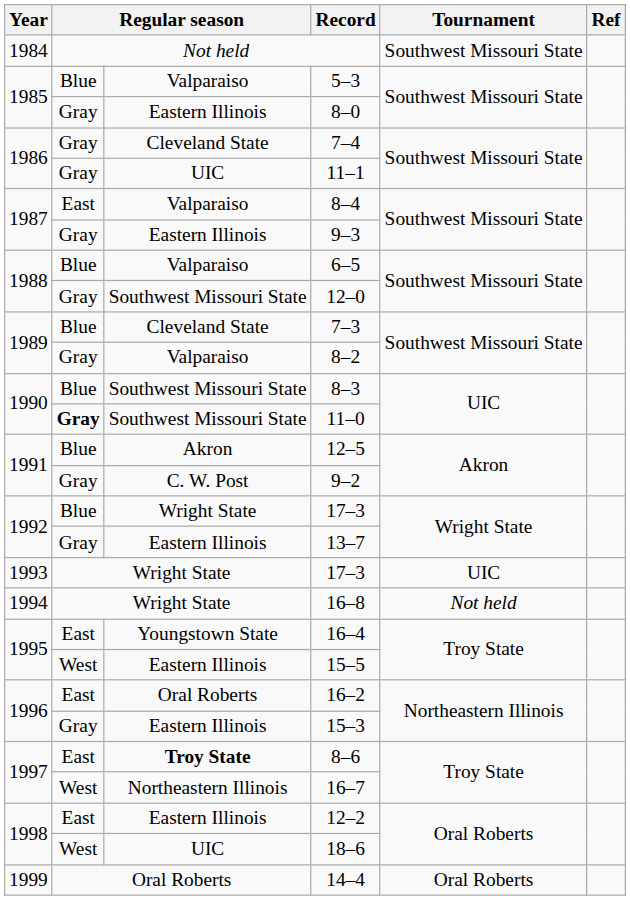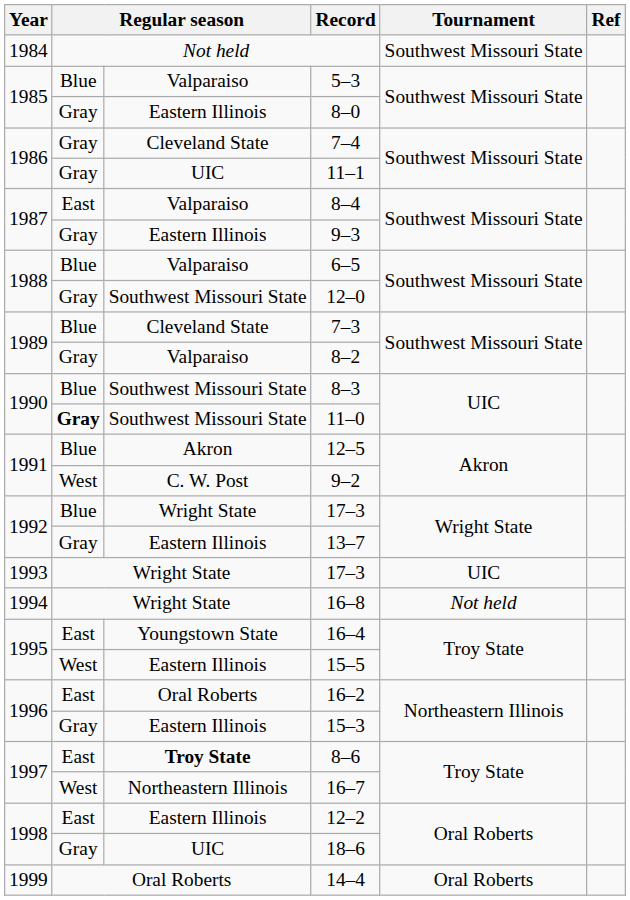(78, 480) Gray -> (78, 480) West
(78, 848) West -> (78, 848) Gray
